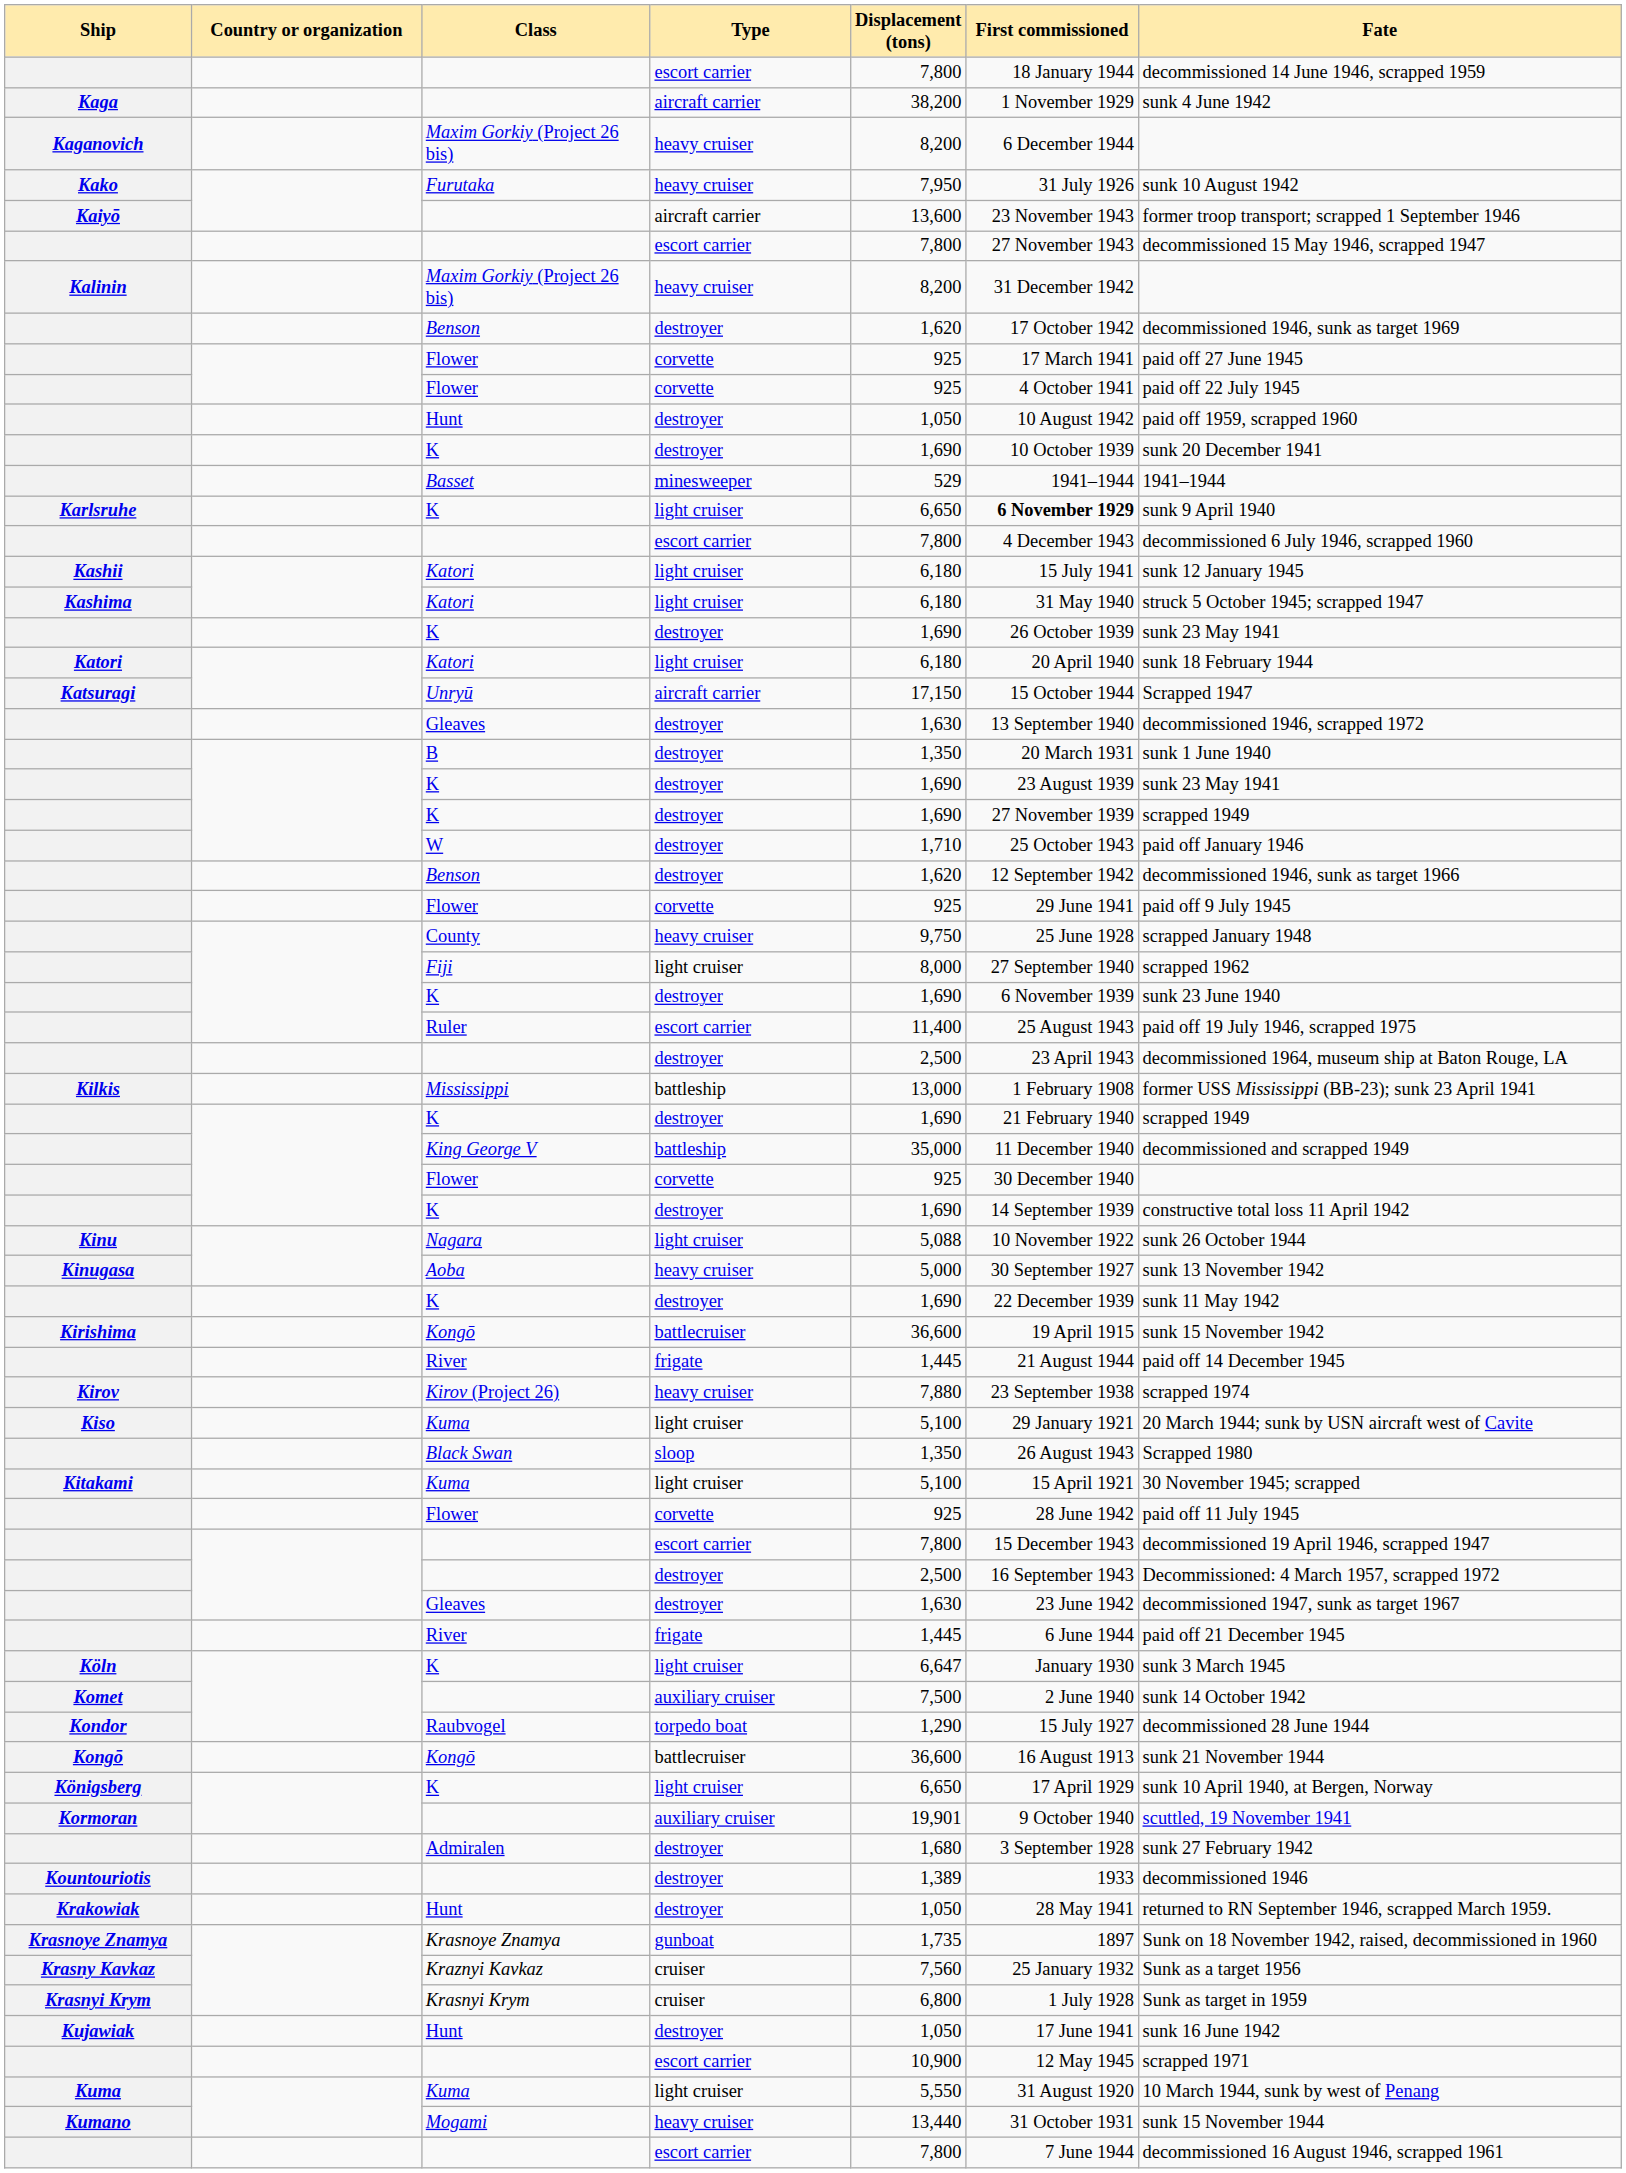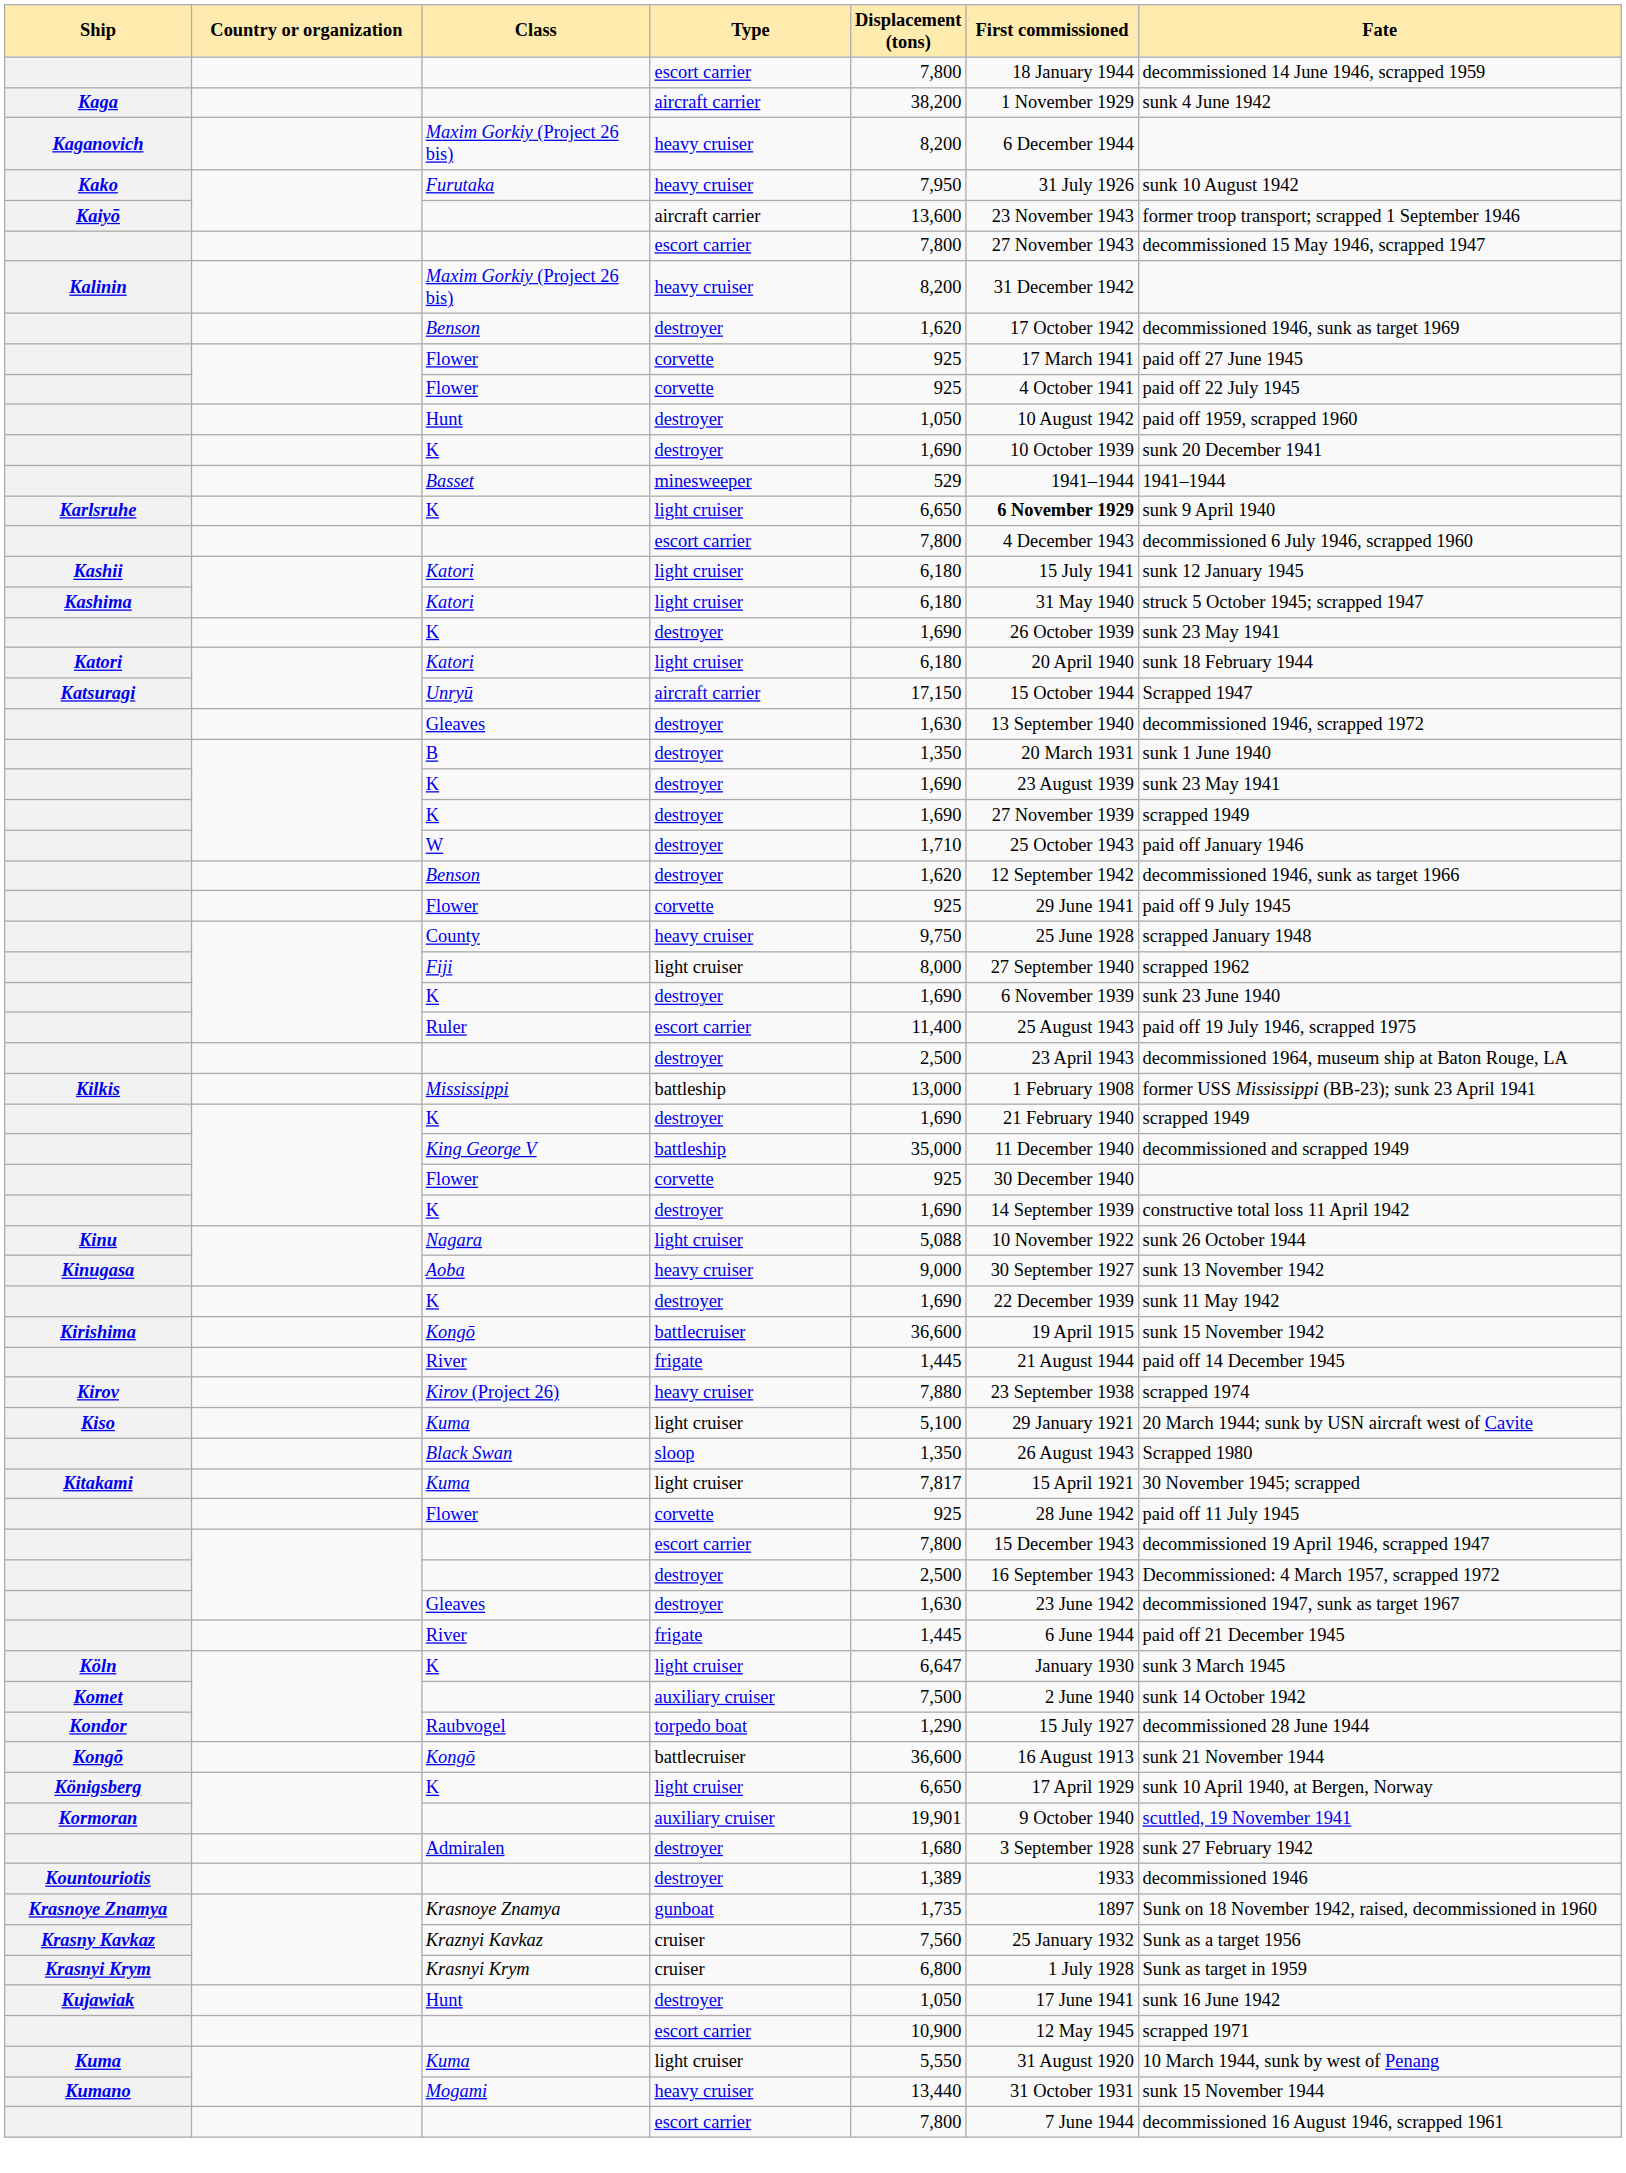(941, 1270) 5,000 -> (941, 1270) 9,000
(941, 1483) 5,100 -> (941, 1483) 7,817
- row: (98, 1909)
